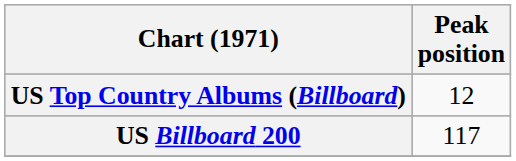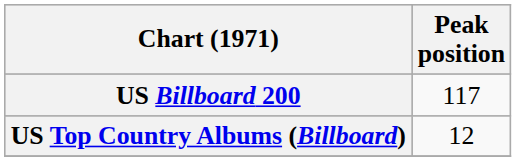rows swapped: (208, 135) <-> (208, 94)
